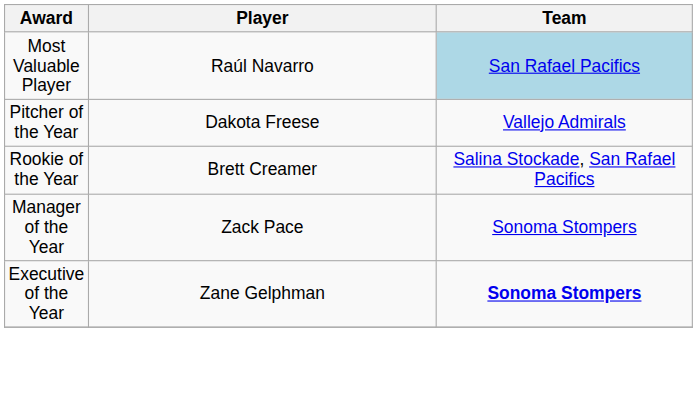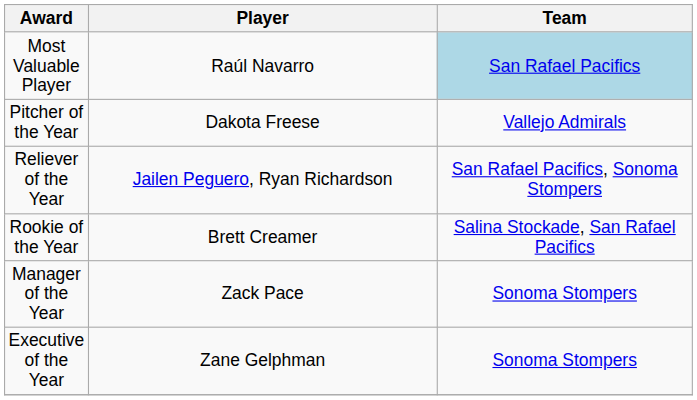+ row: (46, 179)
(564, 293) bold -> (565, 360) normal
